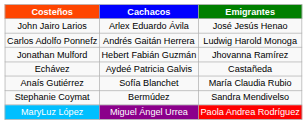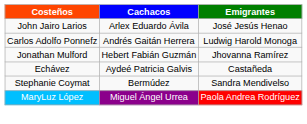- row: (52, 83)
